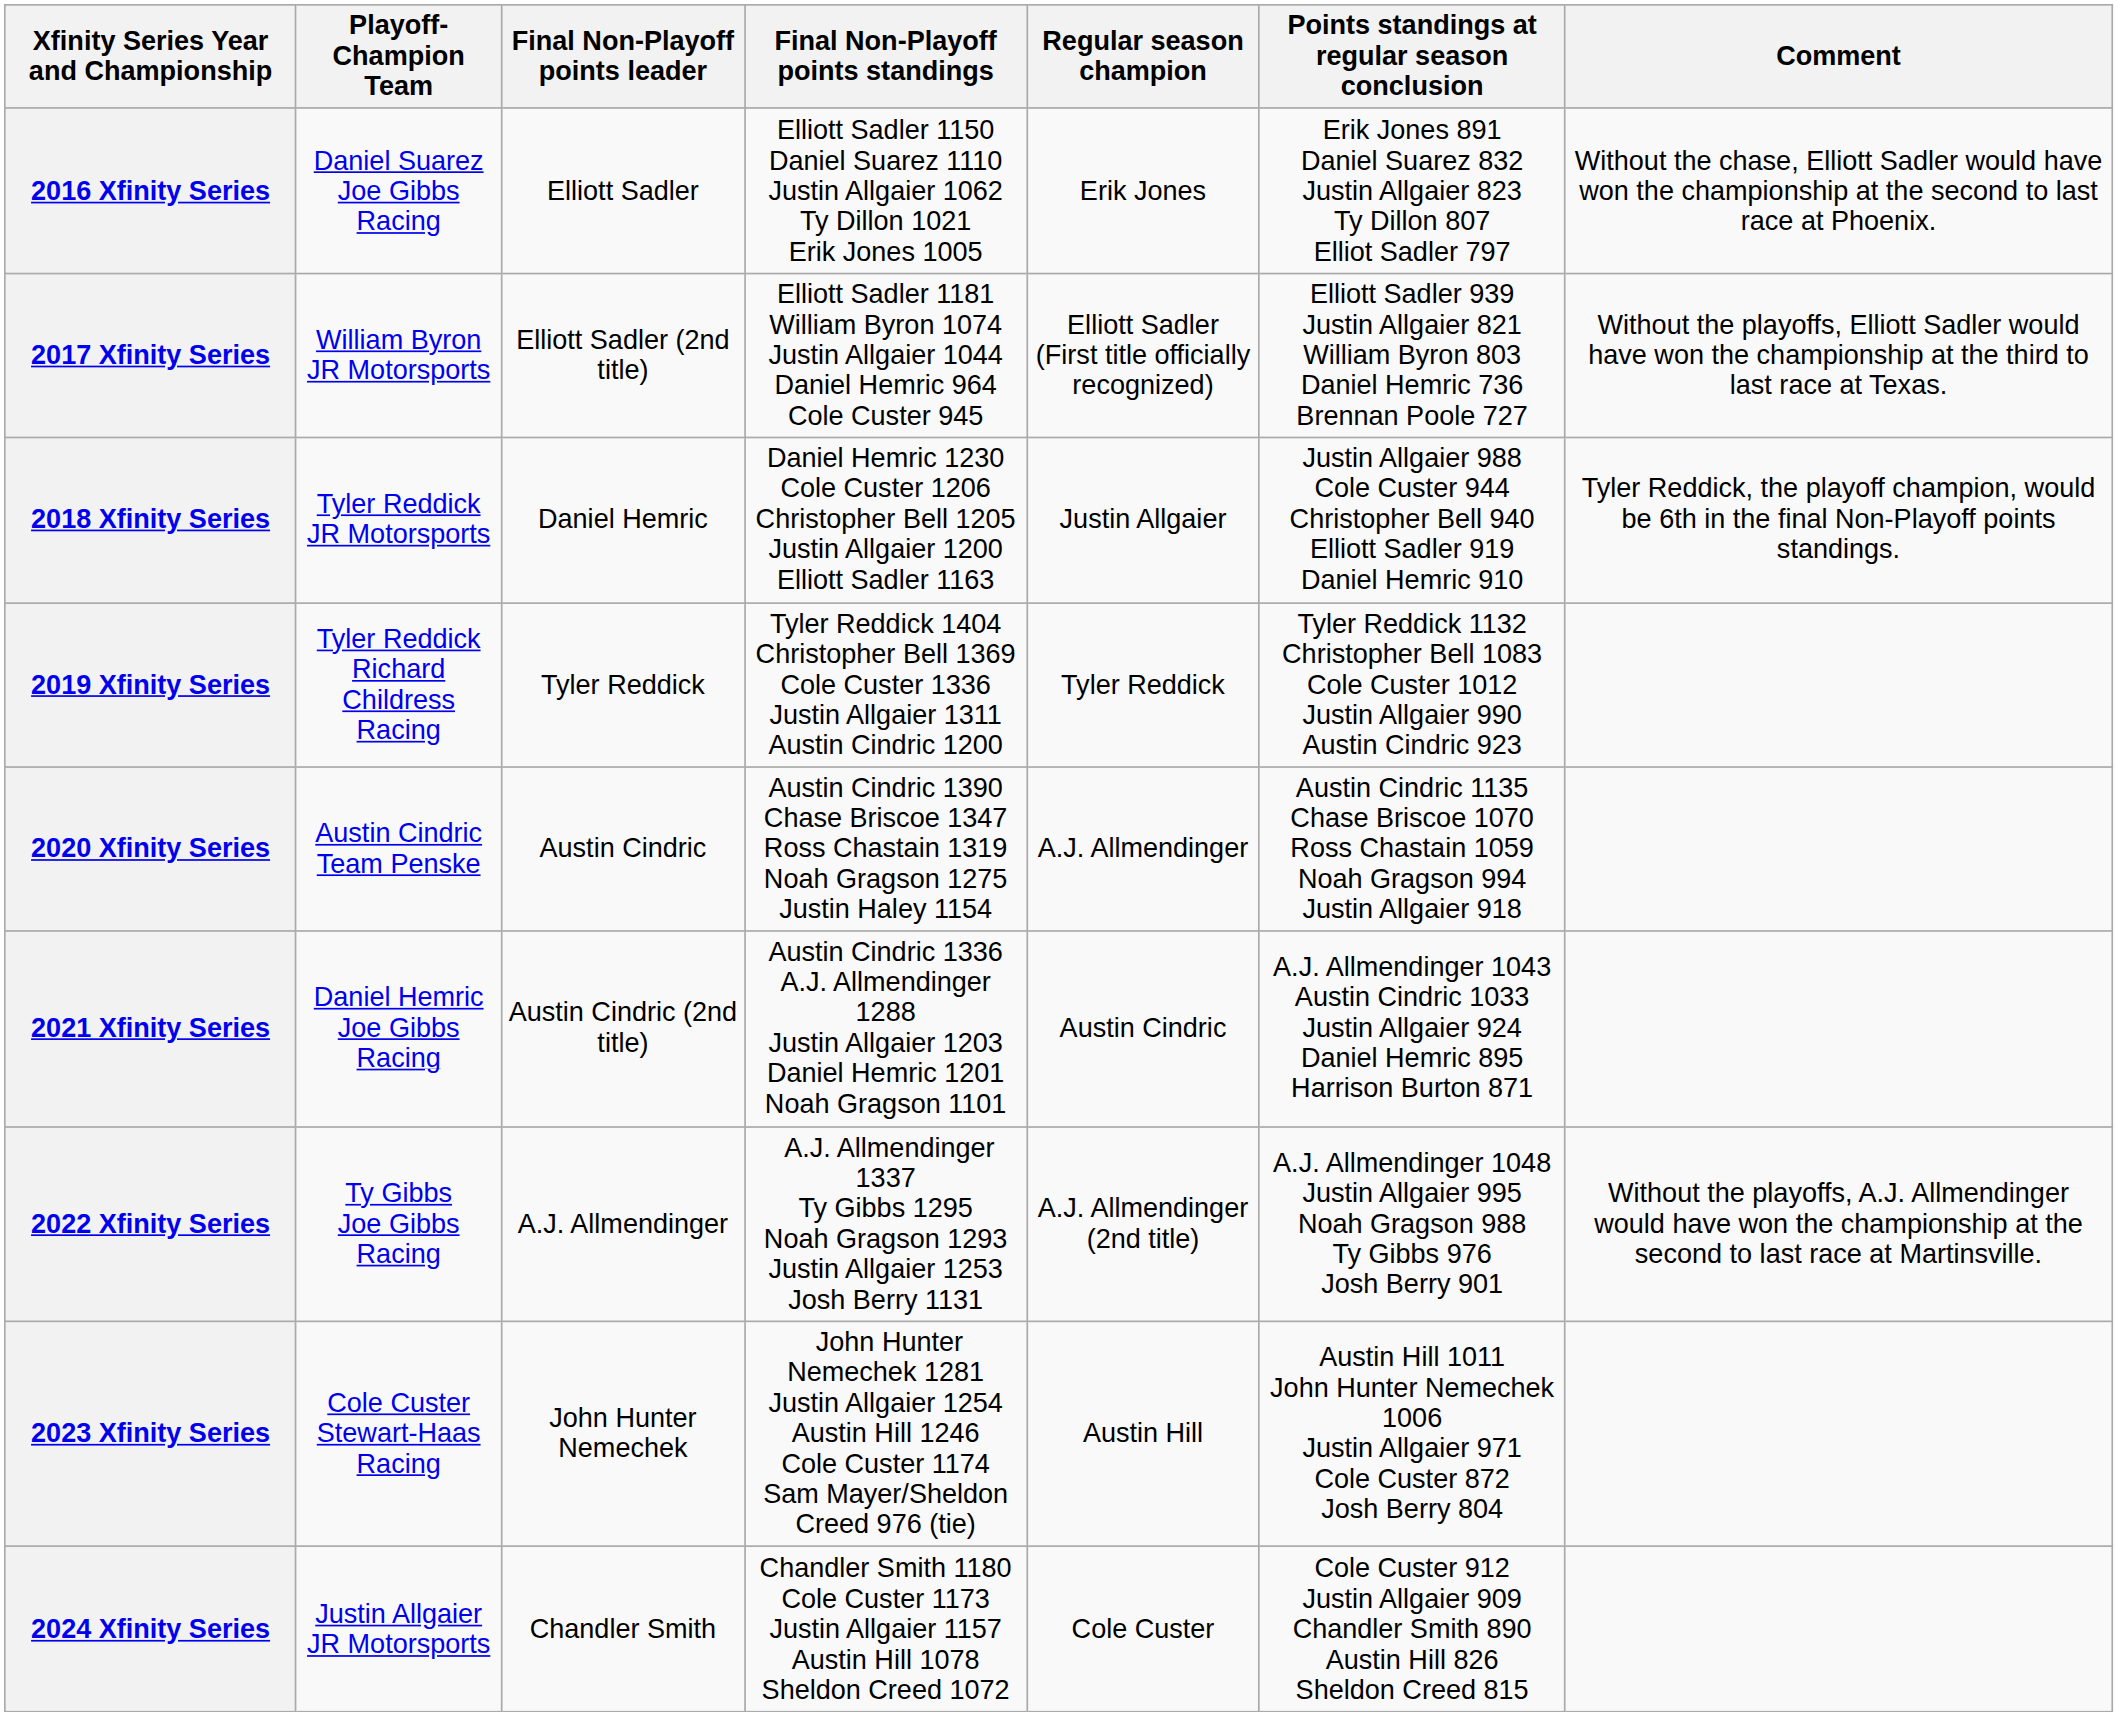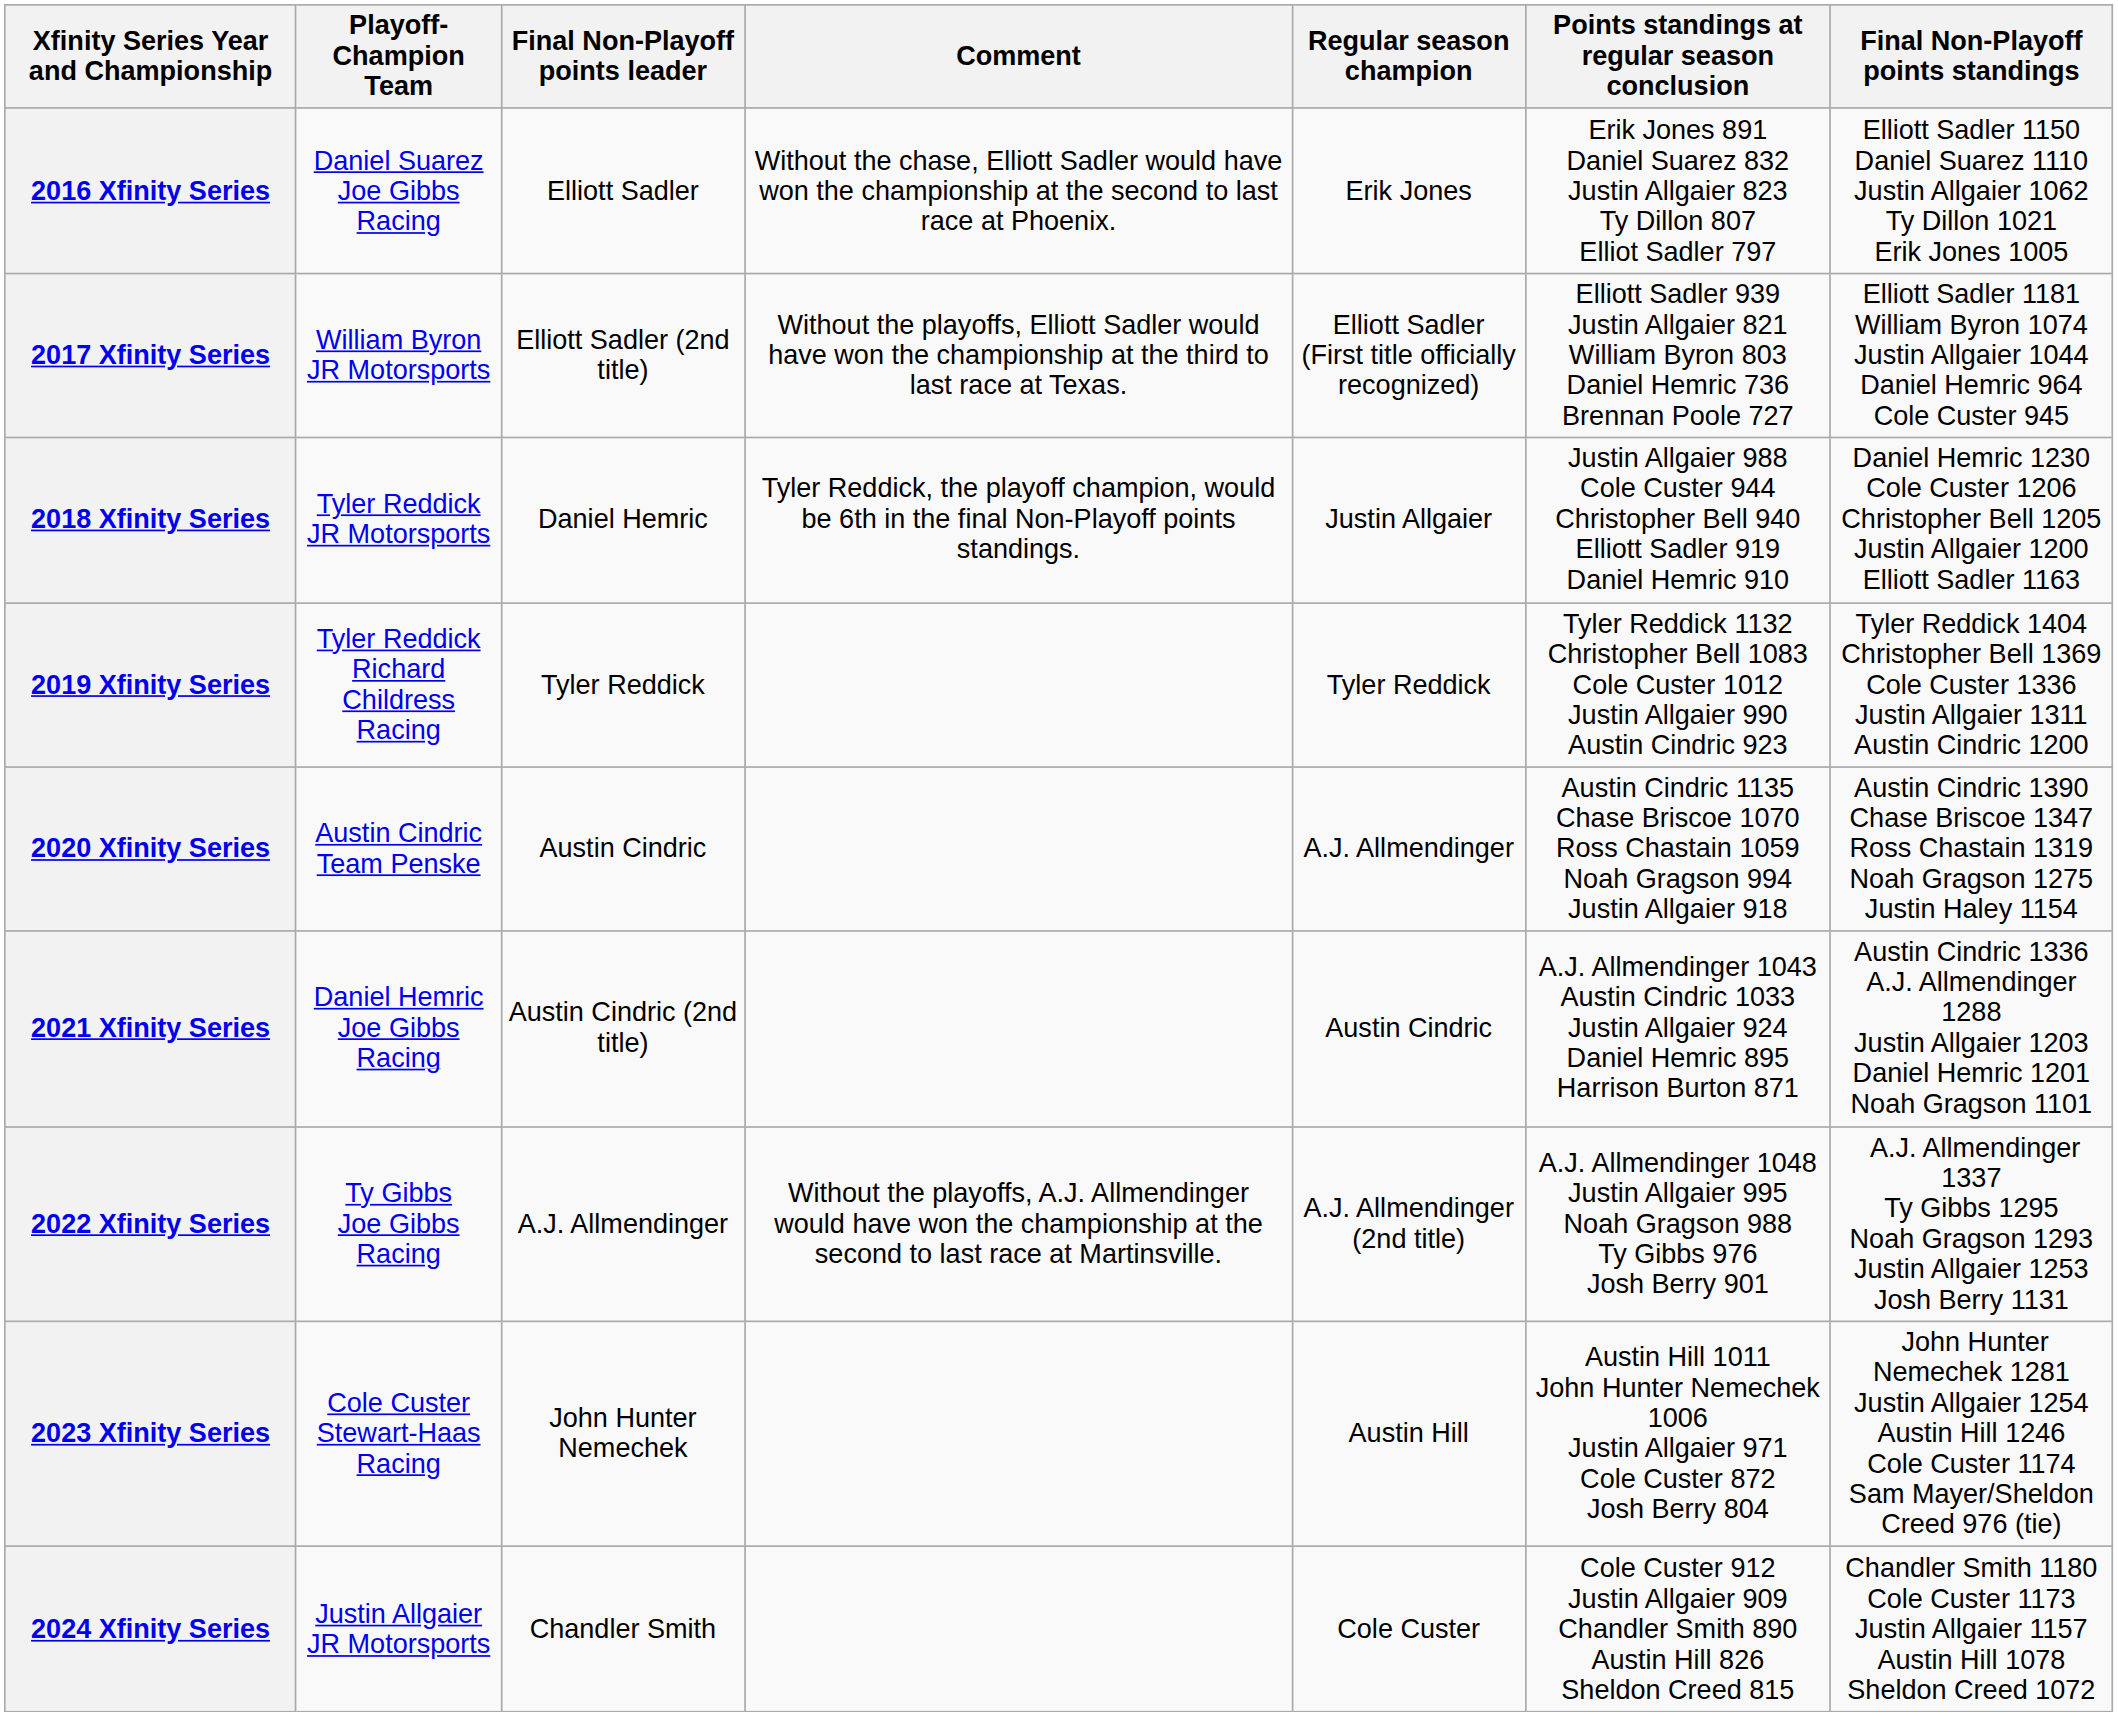columns swapped: (886, 56) <-> (1838, 56)
